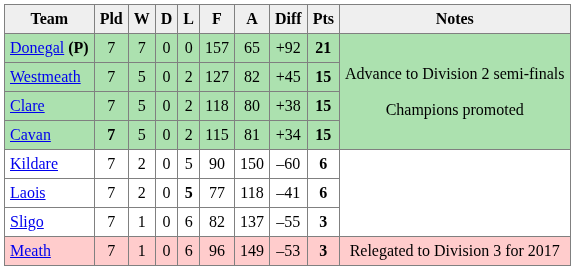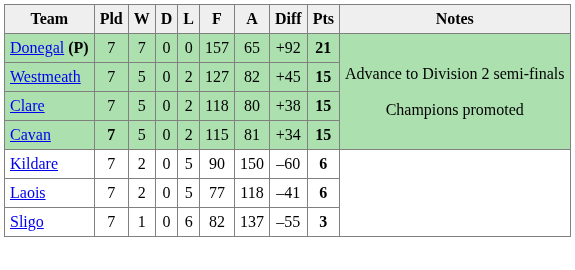(189, 192) bold -> (189, 192) normal
- row: (30, 250)
